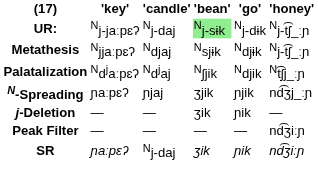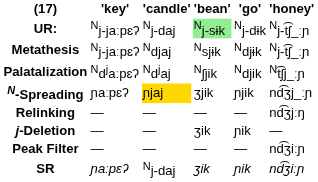(113, 50) Njjaːpɛʔ -> (115, 50) Nj-jaːpɛʔ
(153, 93) no background -> (153, 93) gold background
+ row: (45, 113)
